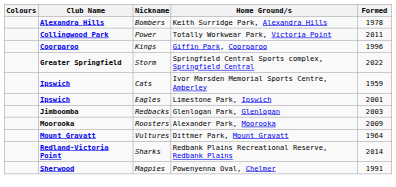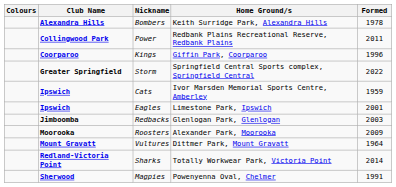(252, 34) Totally Workwear Park, Victoria Point -> (250, 38) Redbank Plains Recreational Reserve, Redbank Plains
(250, 151) Redbank Plains Recreational Reserve, Redbank Plains -> (252, 160) Totally Workwear Park, Victoria Point
